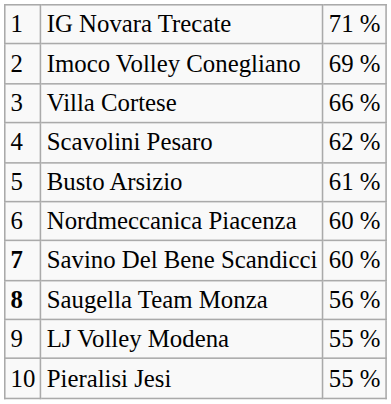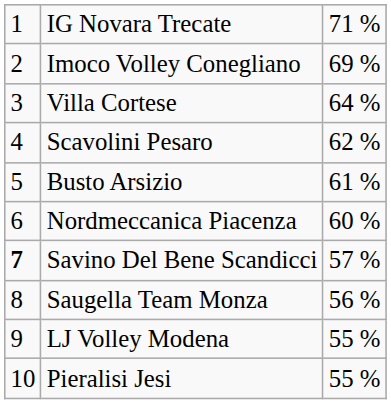(355, 102) 66 % -> (355, 102) 64 %
(355, 260) 60 % -> (355, 260) 57 %
(17, 299) bold -> (17, 299) normal
